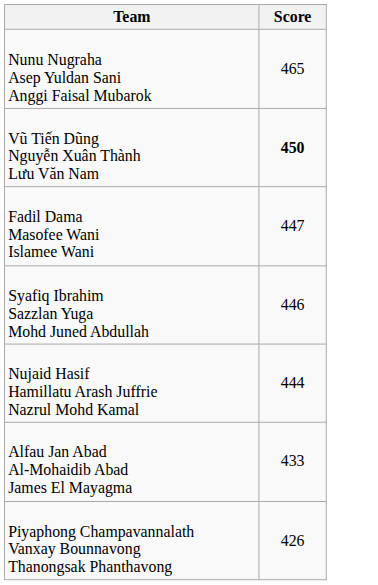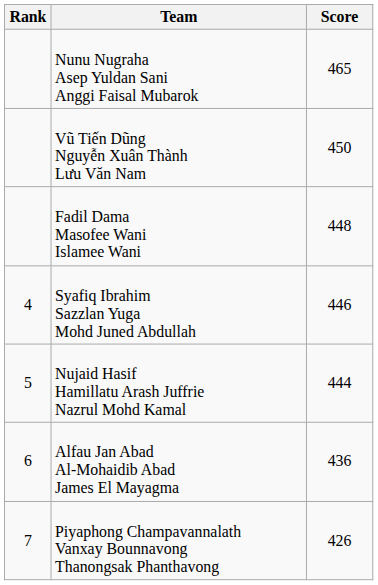+ column: (28, 17)
(293, 147) bold -> (340, 147) normal
(293, 226) 447 -> (340, 226) 448
(293, 461) 433 -> (340, 461) 436
